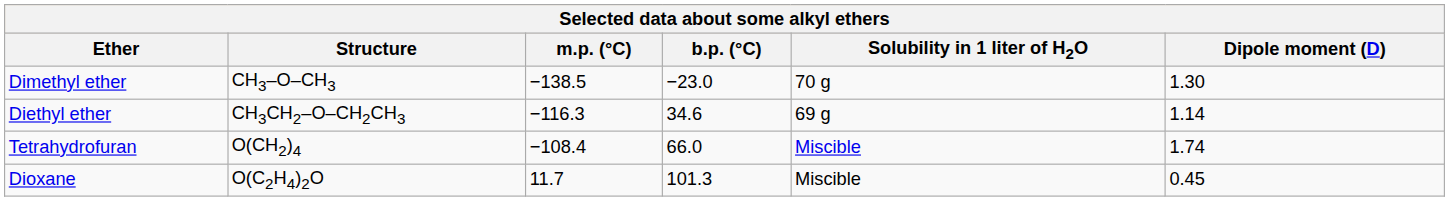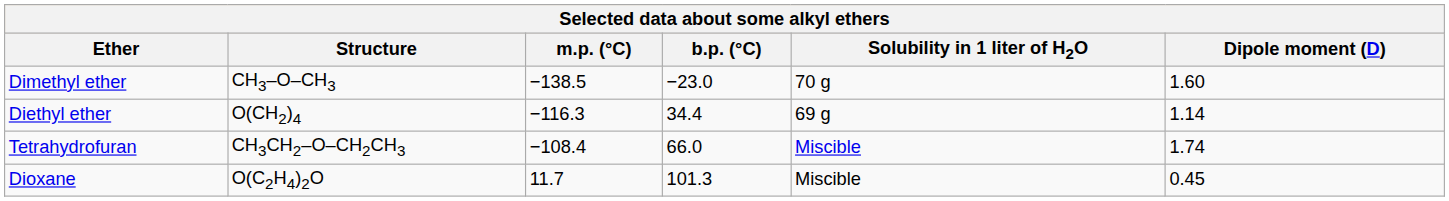(1187, 82) 1.30 -> (1187, 82) 1.60
(318, 115) CH3CH2–O–CH2CH3 -> (266, 115) O(CH2)4
(684, 114) 34.6 -> (684, 114) 34.4
(266, 147) O(CH2)4 -> (318, 147) CH3CH2–O–CH2CH3
